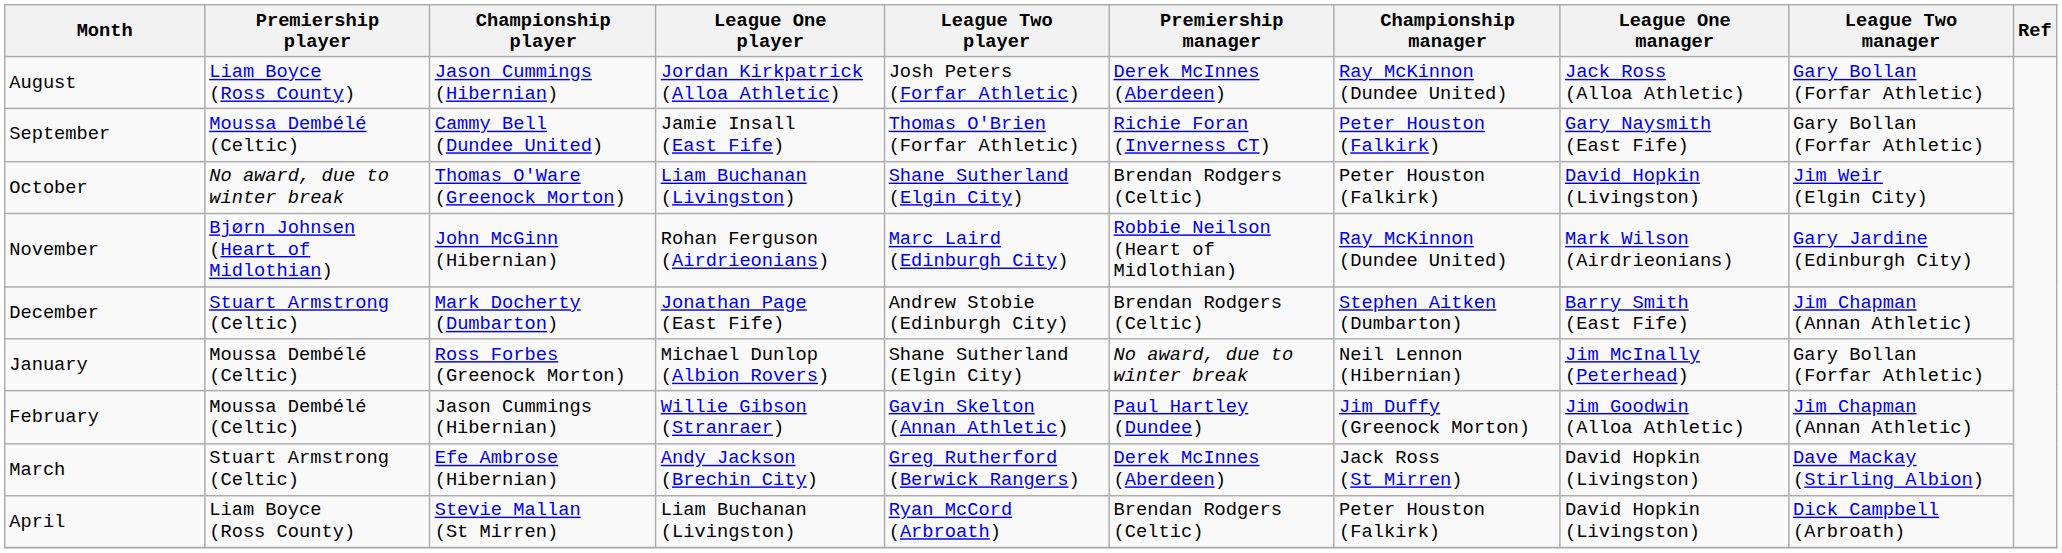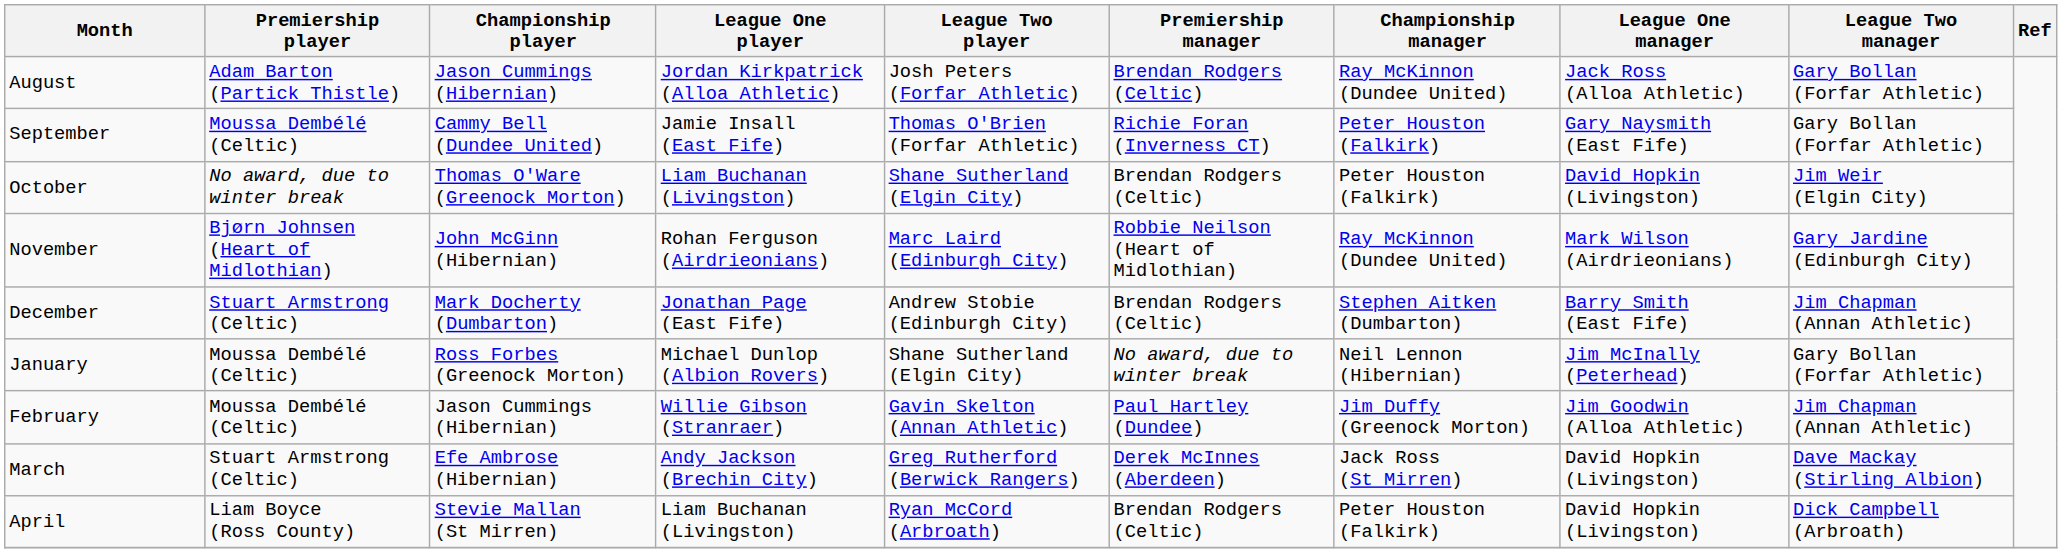(282, 83) Liam Boyce (Ross County) -> (305, 83) Adam Barton (Partick Thistle)
(1187, 83) Derek McInnes (Aberdeen) -> (1198, 83) Brendan Rodgers (Celtic)
